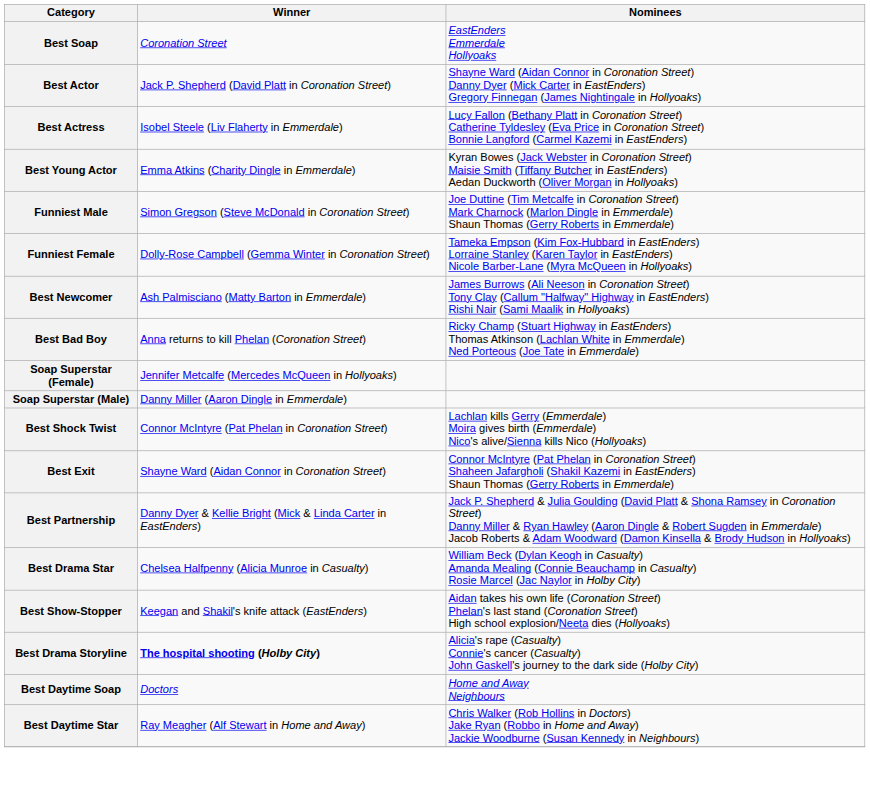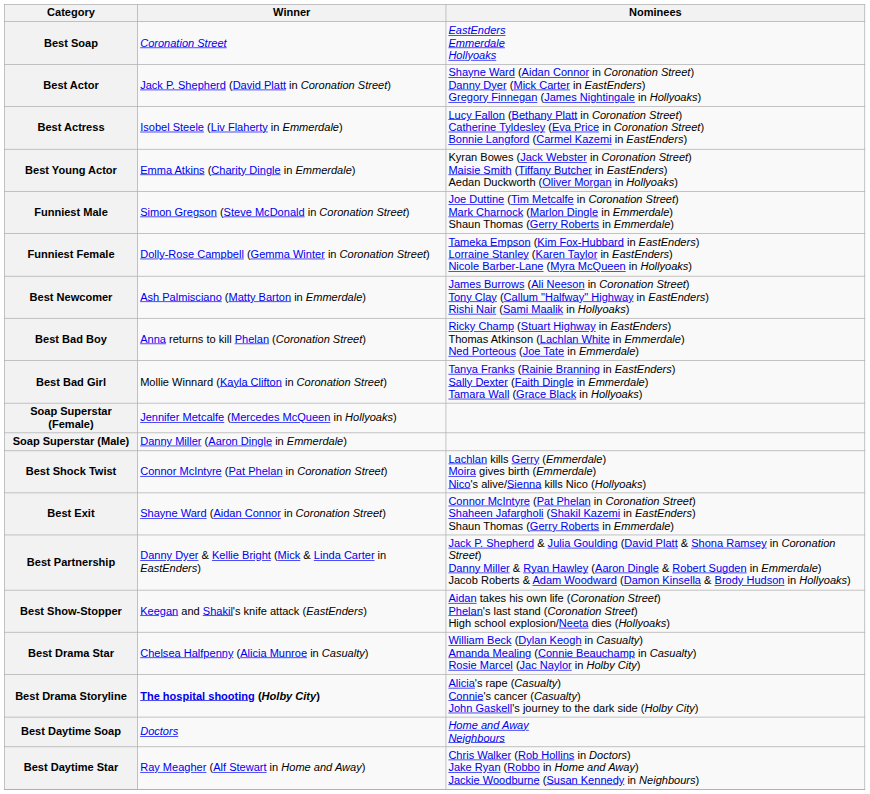+ row: (71, 381)
rows swapped: (71, 611) <-> (71, 568)
